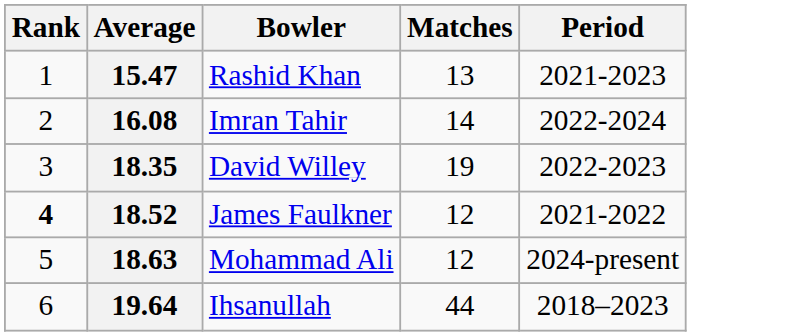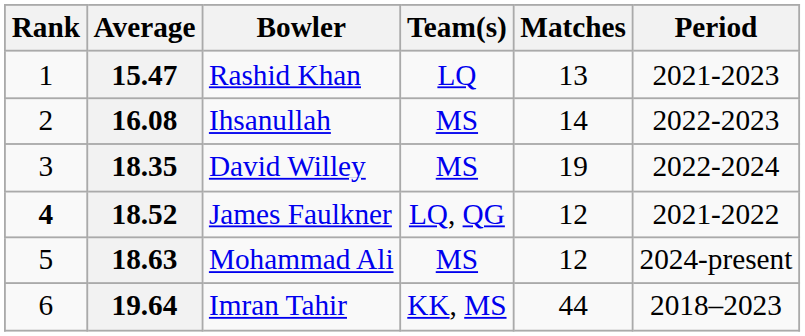+ column: (457, 27)
(278, 120) Imran Tahir -> (270, 120) Ihsanullah
(603, 120) 2022-2024 -> (716, 120) 2022-2023
(603, 167) 2022-2023 -> (716, 167) 2022-2024
(270, 306) Ihsanullah -> (278, 306) Imran Tahir
